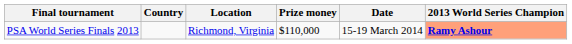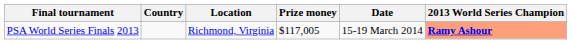(299, 30) $110,000 -> (299, 30) $117,005
